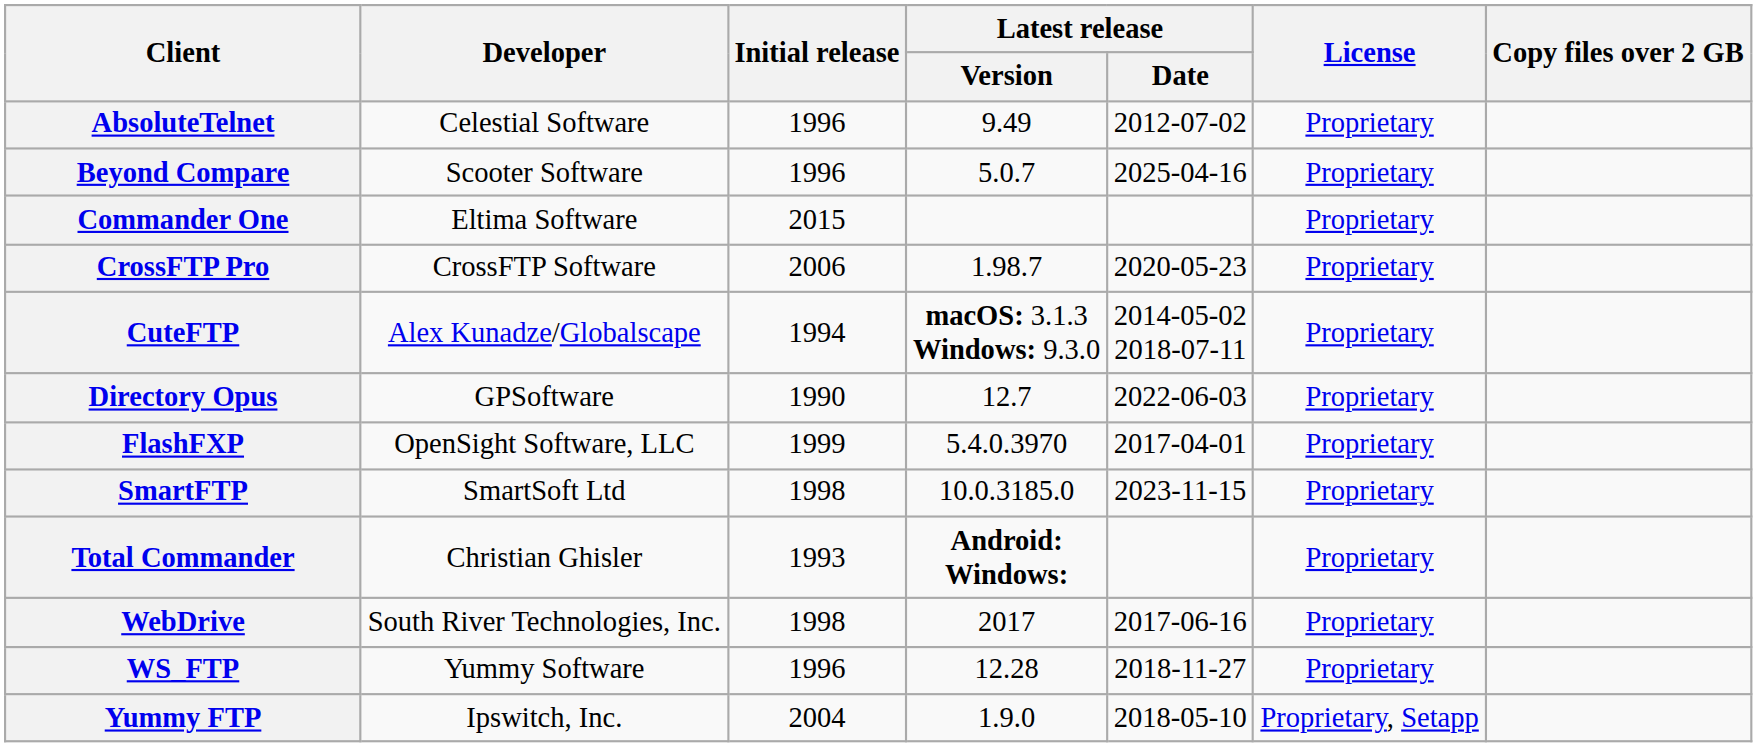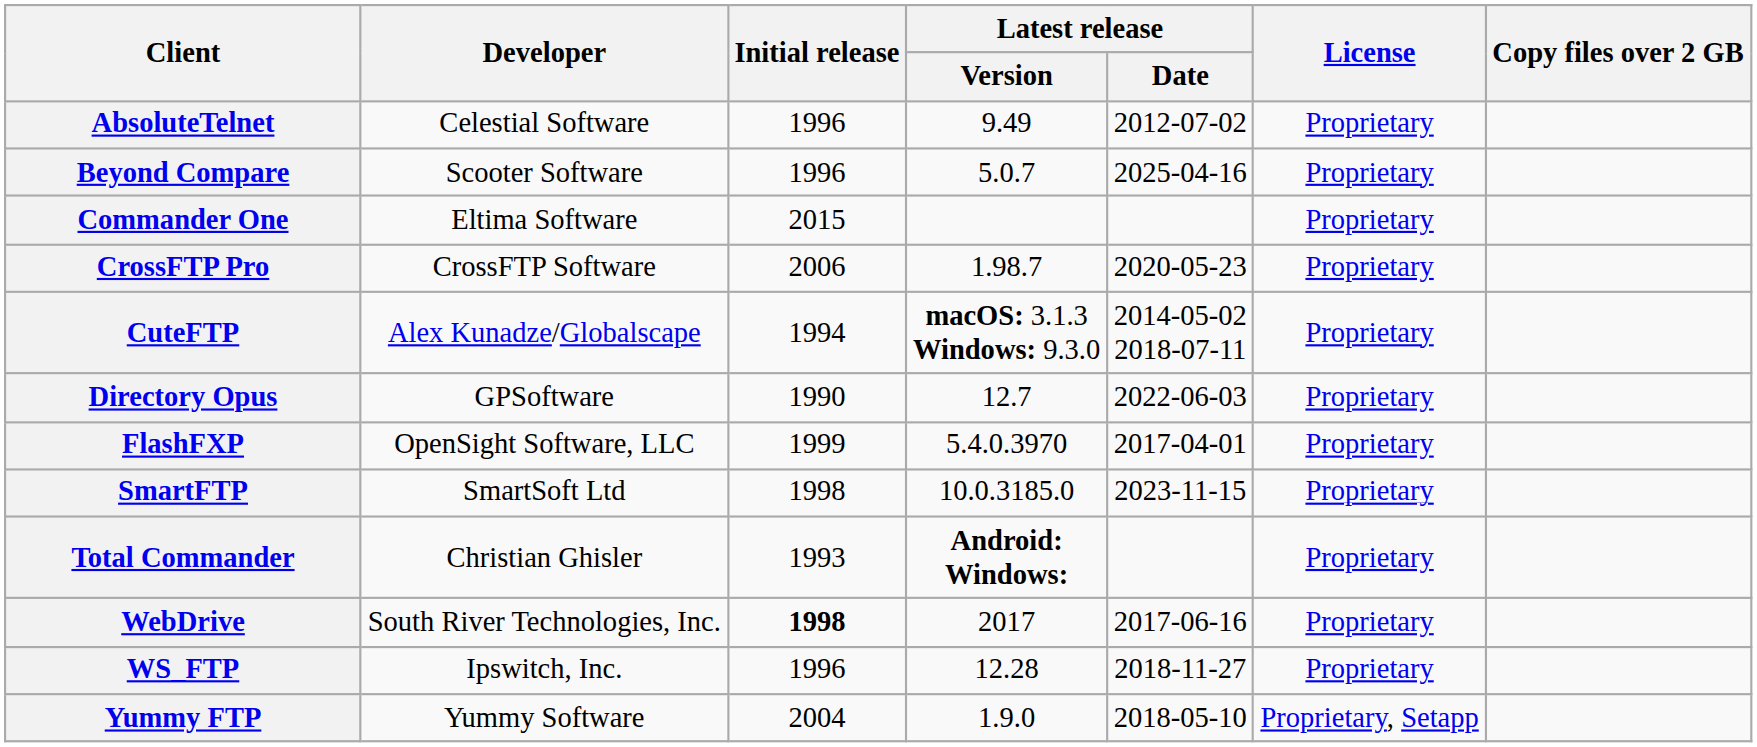(817, 622) normal -> (817, 622) bold
(544, 670) Yummy Software -> (544, 670) Ipswitch, Inc.
(544, 717) Ipswitch, Inc. -> (544, 717) Yummy Software
